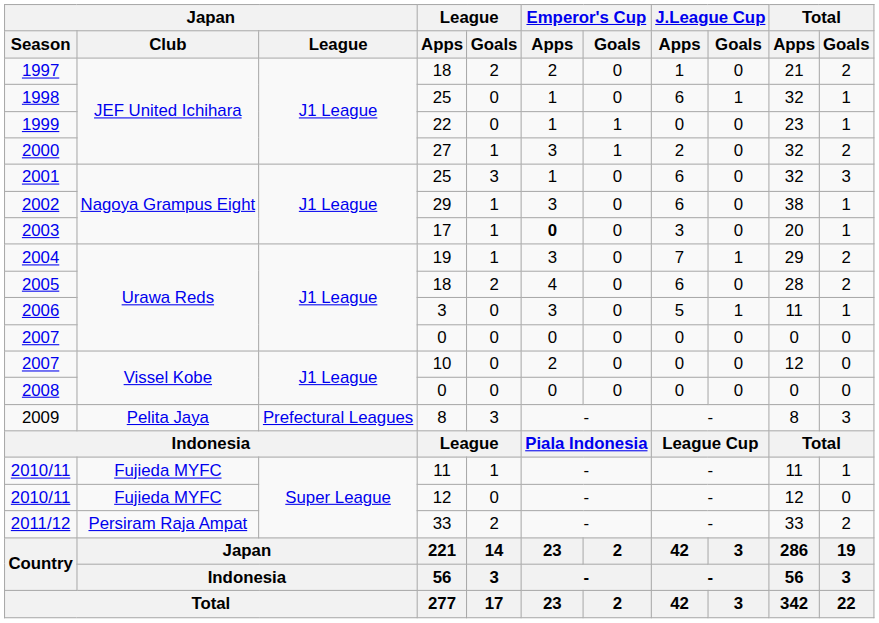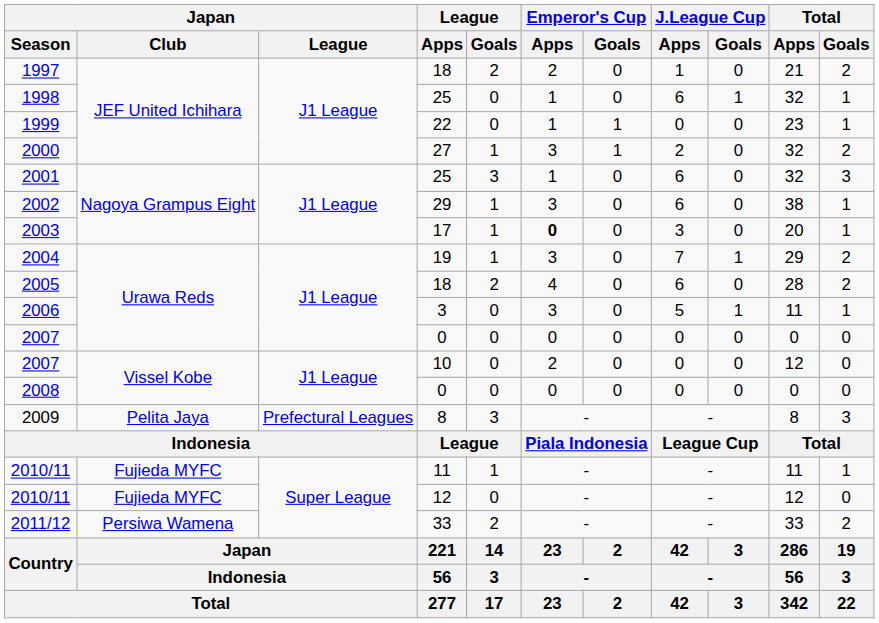(168, 524) Persiram Raja Ampat -> (168, 524) Persiwa Wamena
